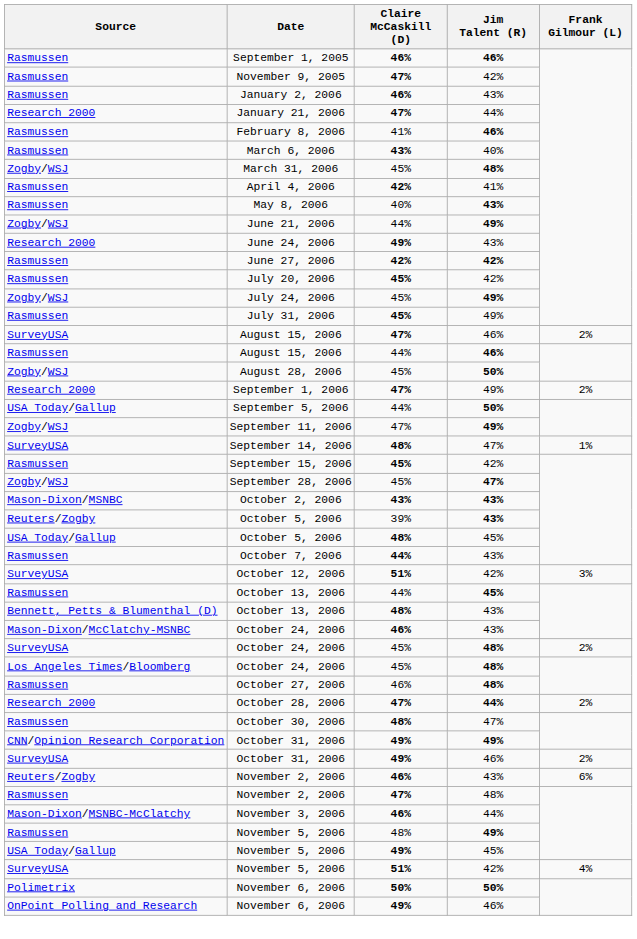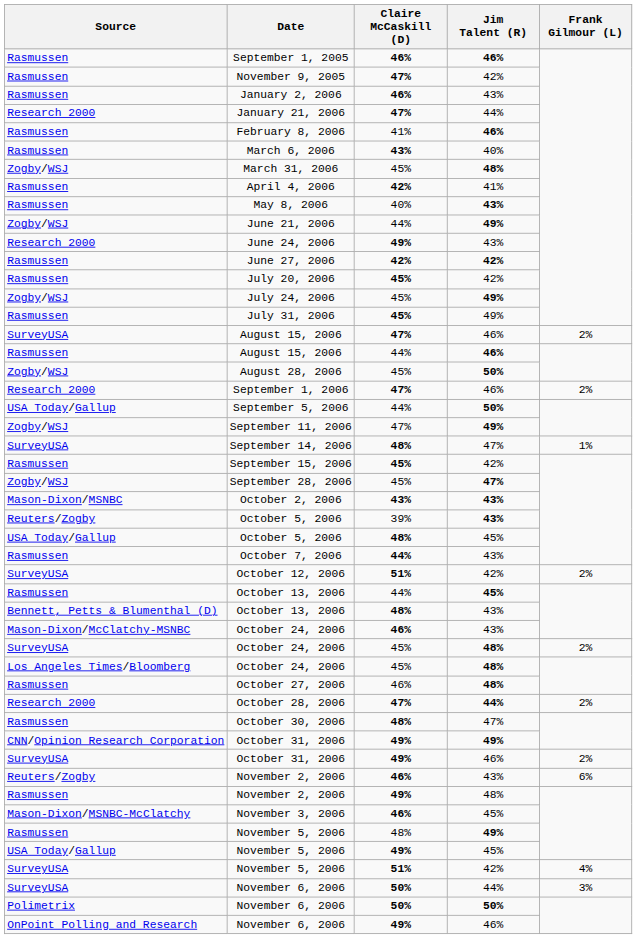(493, 390) 49% -> (493, 390) 46%
(586, 574) 3% -> (586, 574) 2%
(401, 796) 47% -> (401, 796) 49%
(493, 814) 44% -> (493, 814) 45%
+ row: (38, 888)
